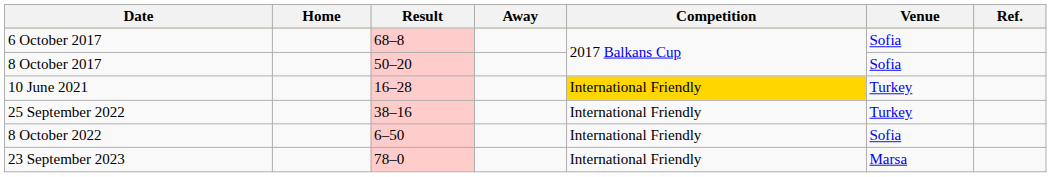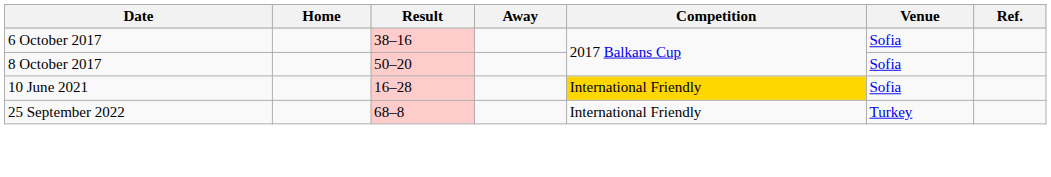(389, 40) 68–8 -> (393, 40) 38–16
(891, 87) Turkey -> (885, 87) Sofia
(393, 111) 38–16 -> (389, 111) 68–8
- row: (55, 135)
- row: (66, 159)
